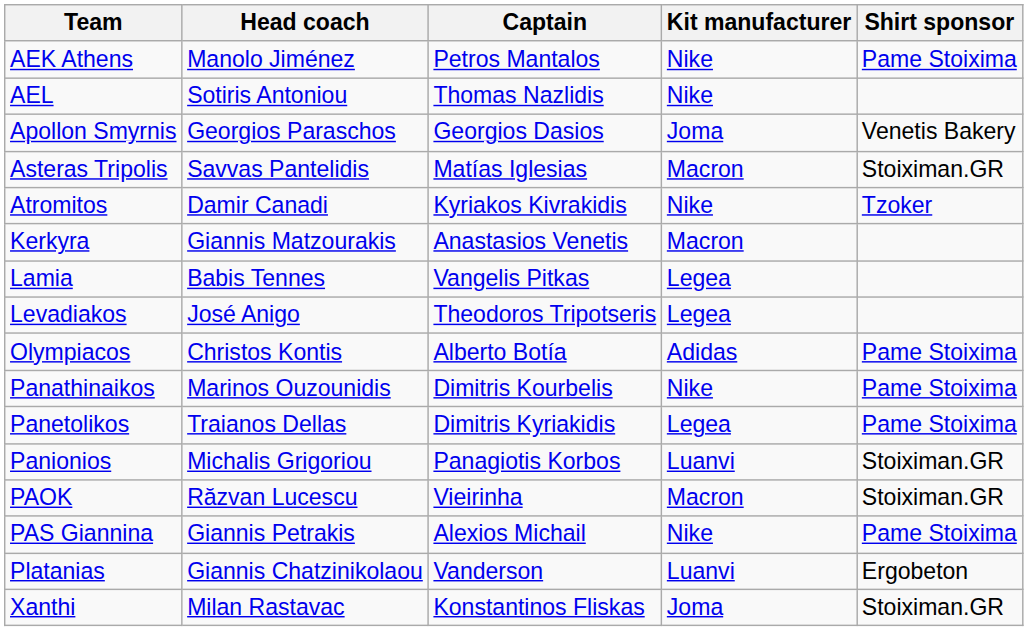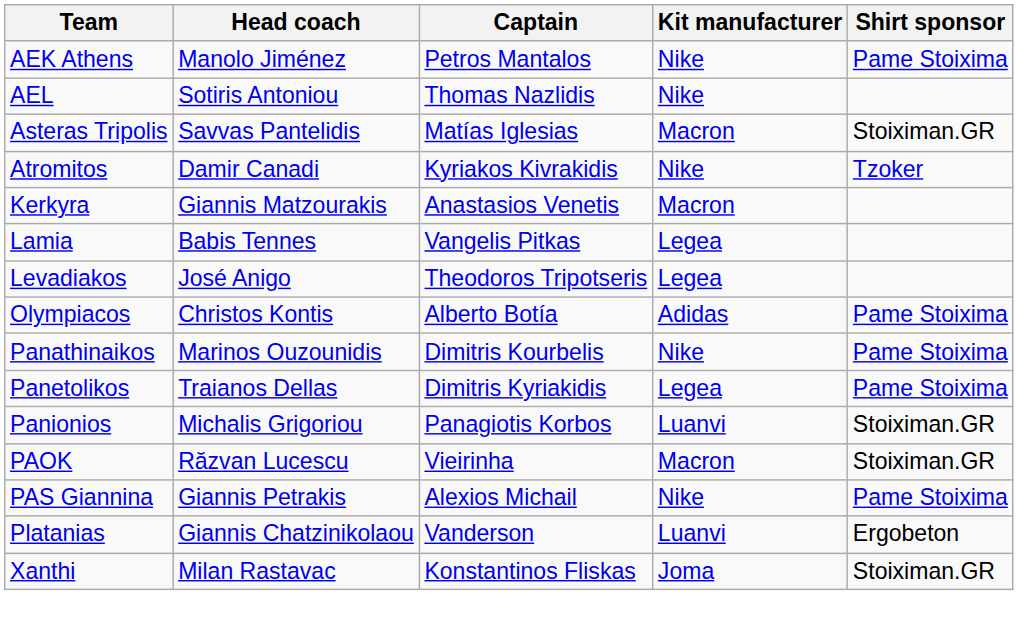- row: (93, 132)
